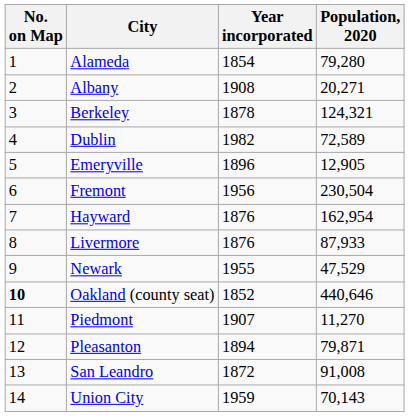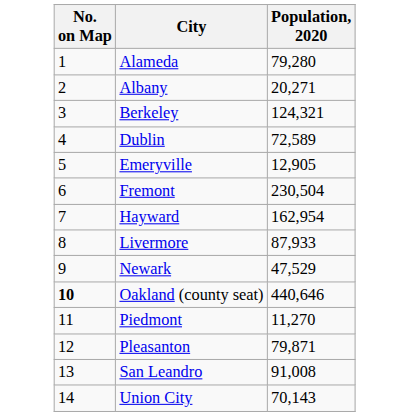- column: (267, 26)
